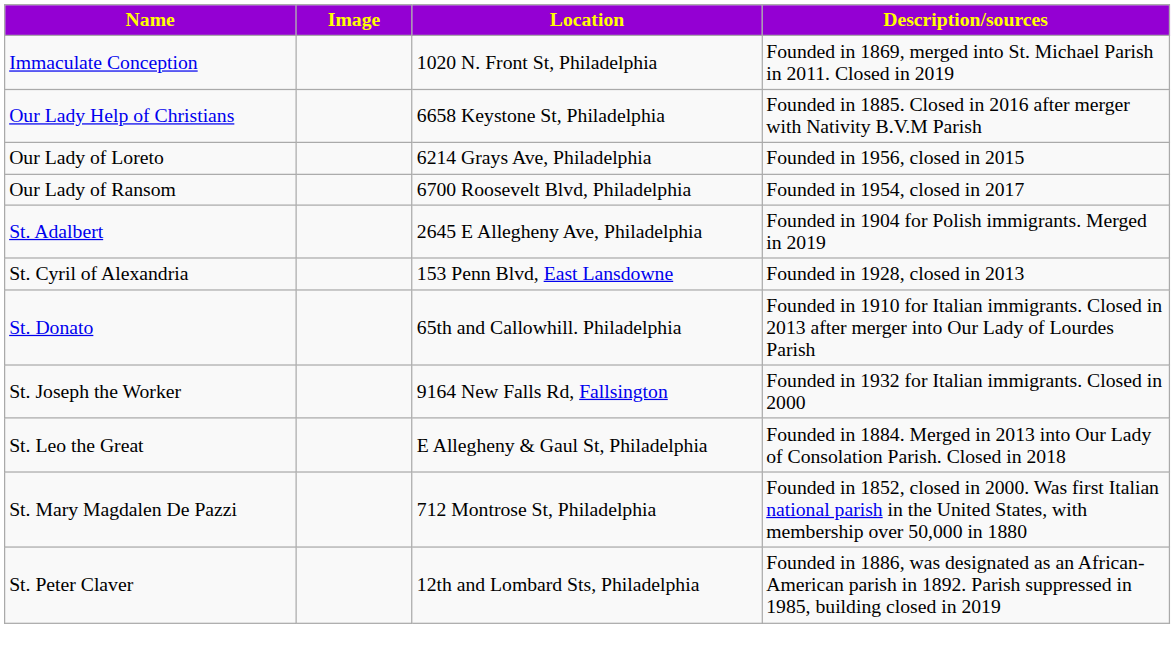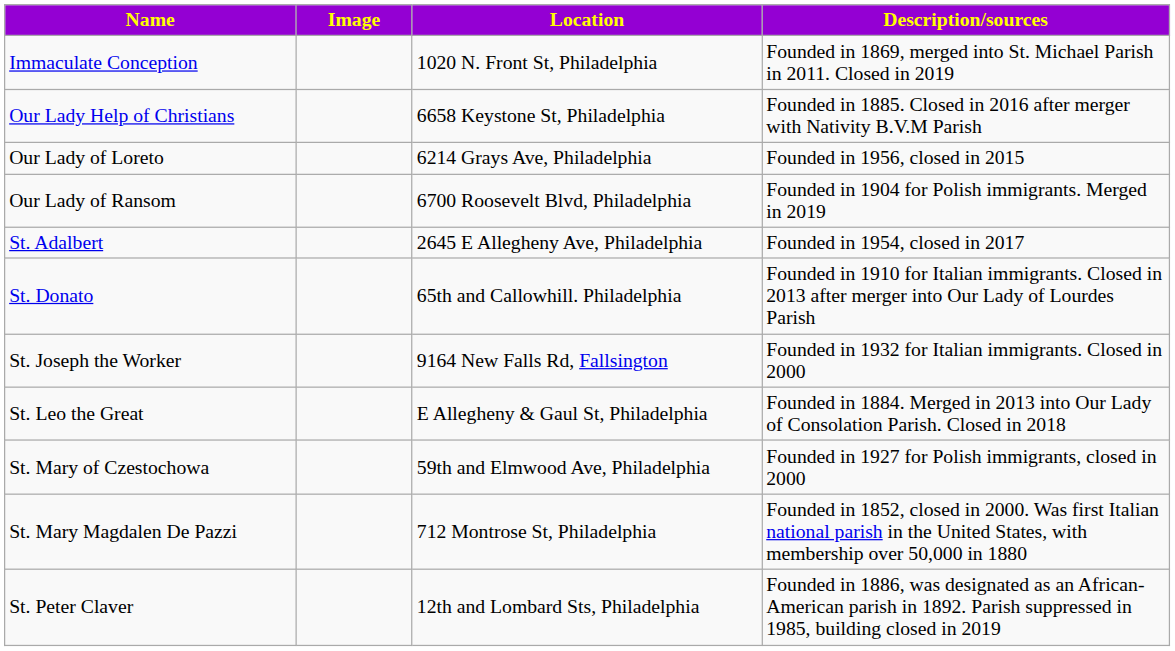(895, 189) Founded in 1954, closed in 2017 -> (957, 200) Founded in 1904 for Polish immigrants. Merged in 2019
(957, 231) Founded in 1904 for Polish immigrants. Merged in 2019 -> (895, 242) Founded in 1954, closed in 2017
- row: (99, 273)
+ row: (109, 467)
